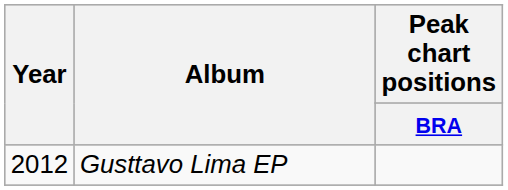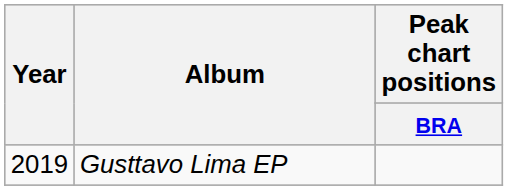(39, 164) 2012 -> (39, 164) 2019
